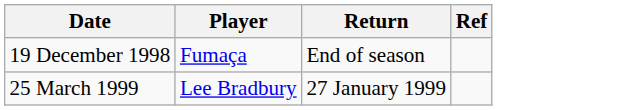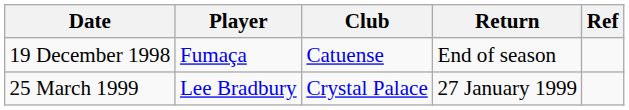+ column: (367, 21)
